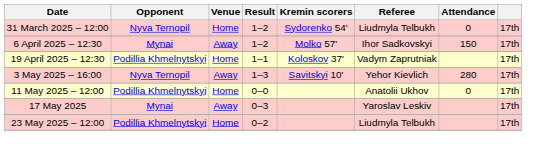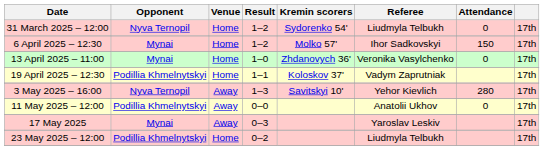(226, 43) Away -> (226, 43) Home
+ row: (58, 59)
(226, 91) Home -> (226, 106) Away
